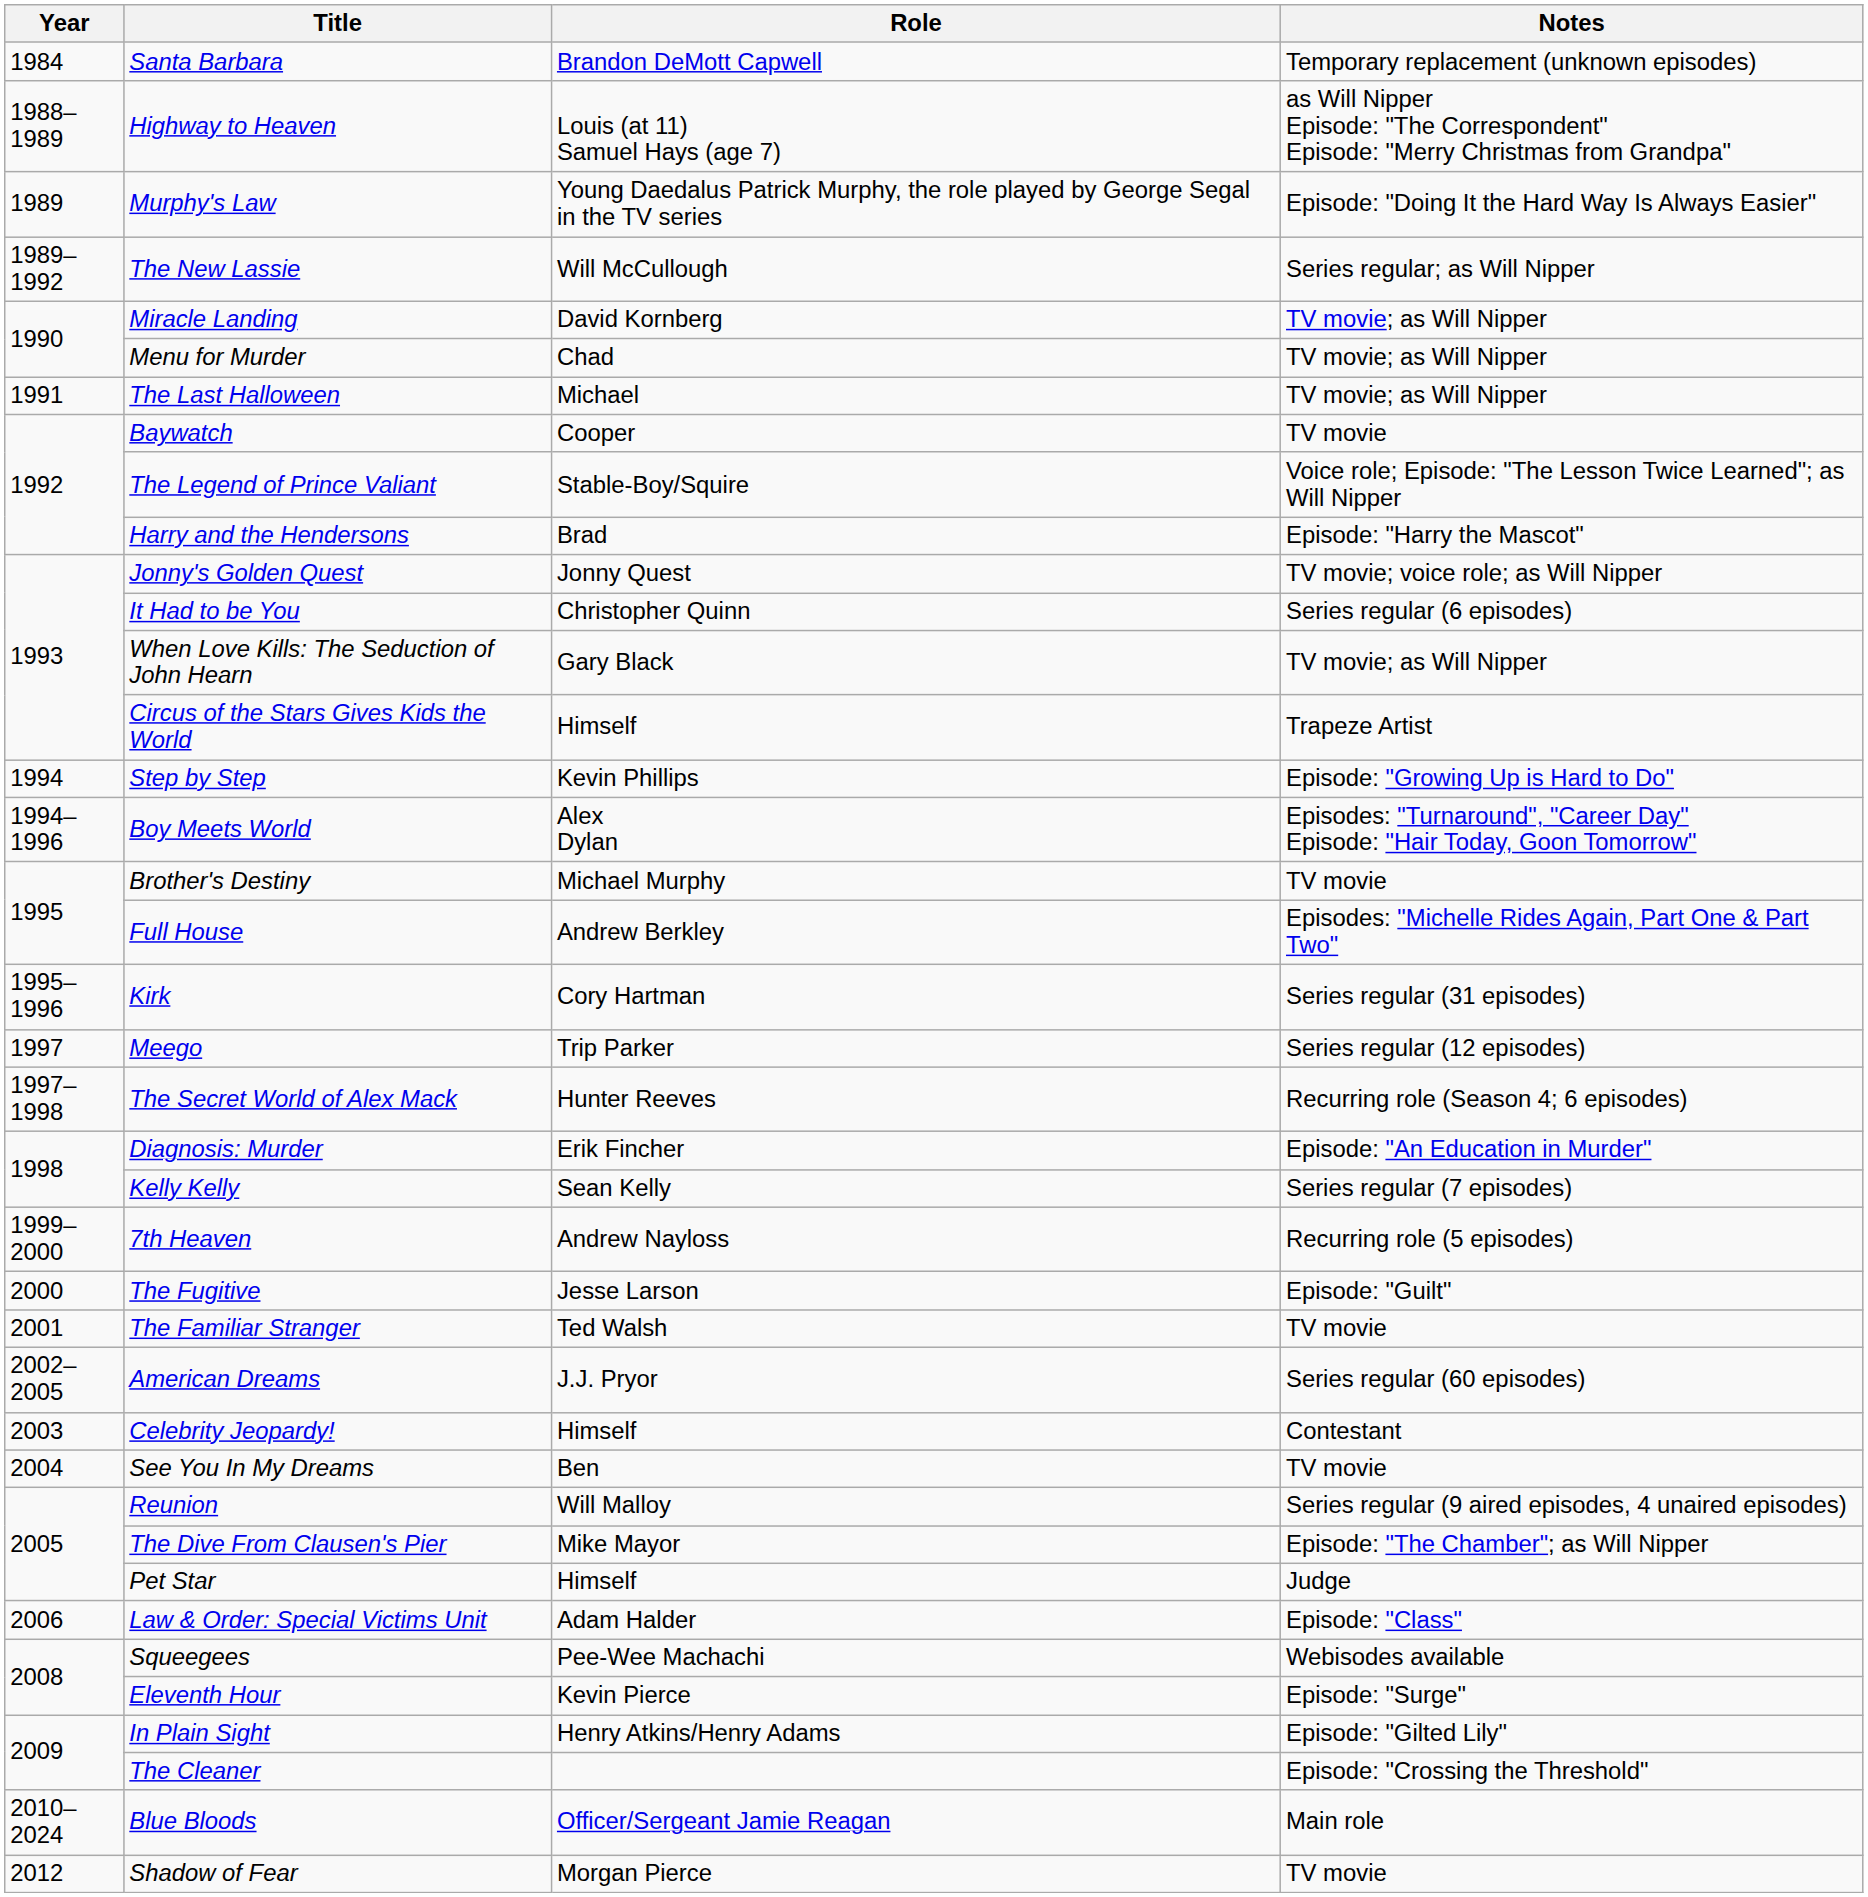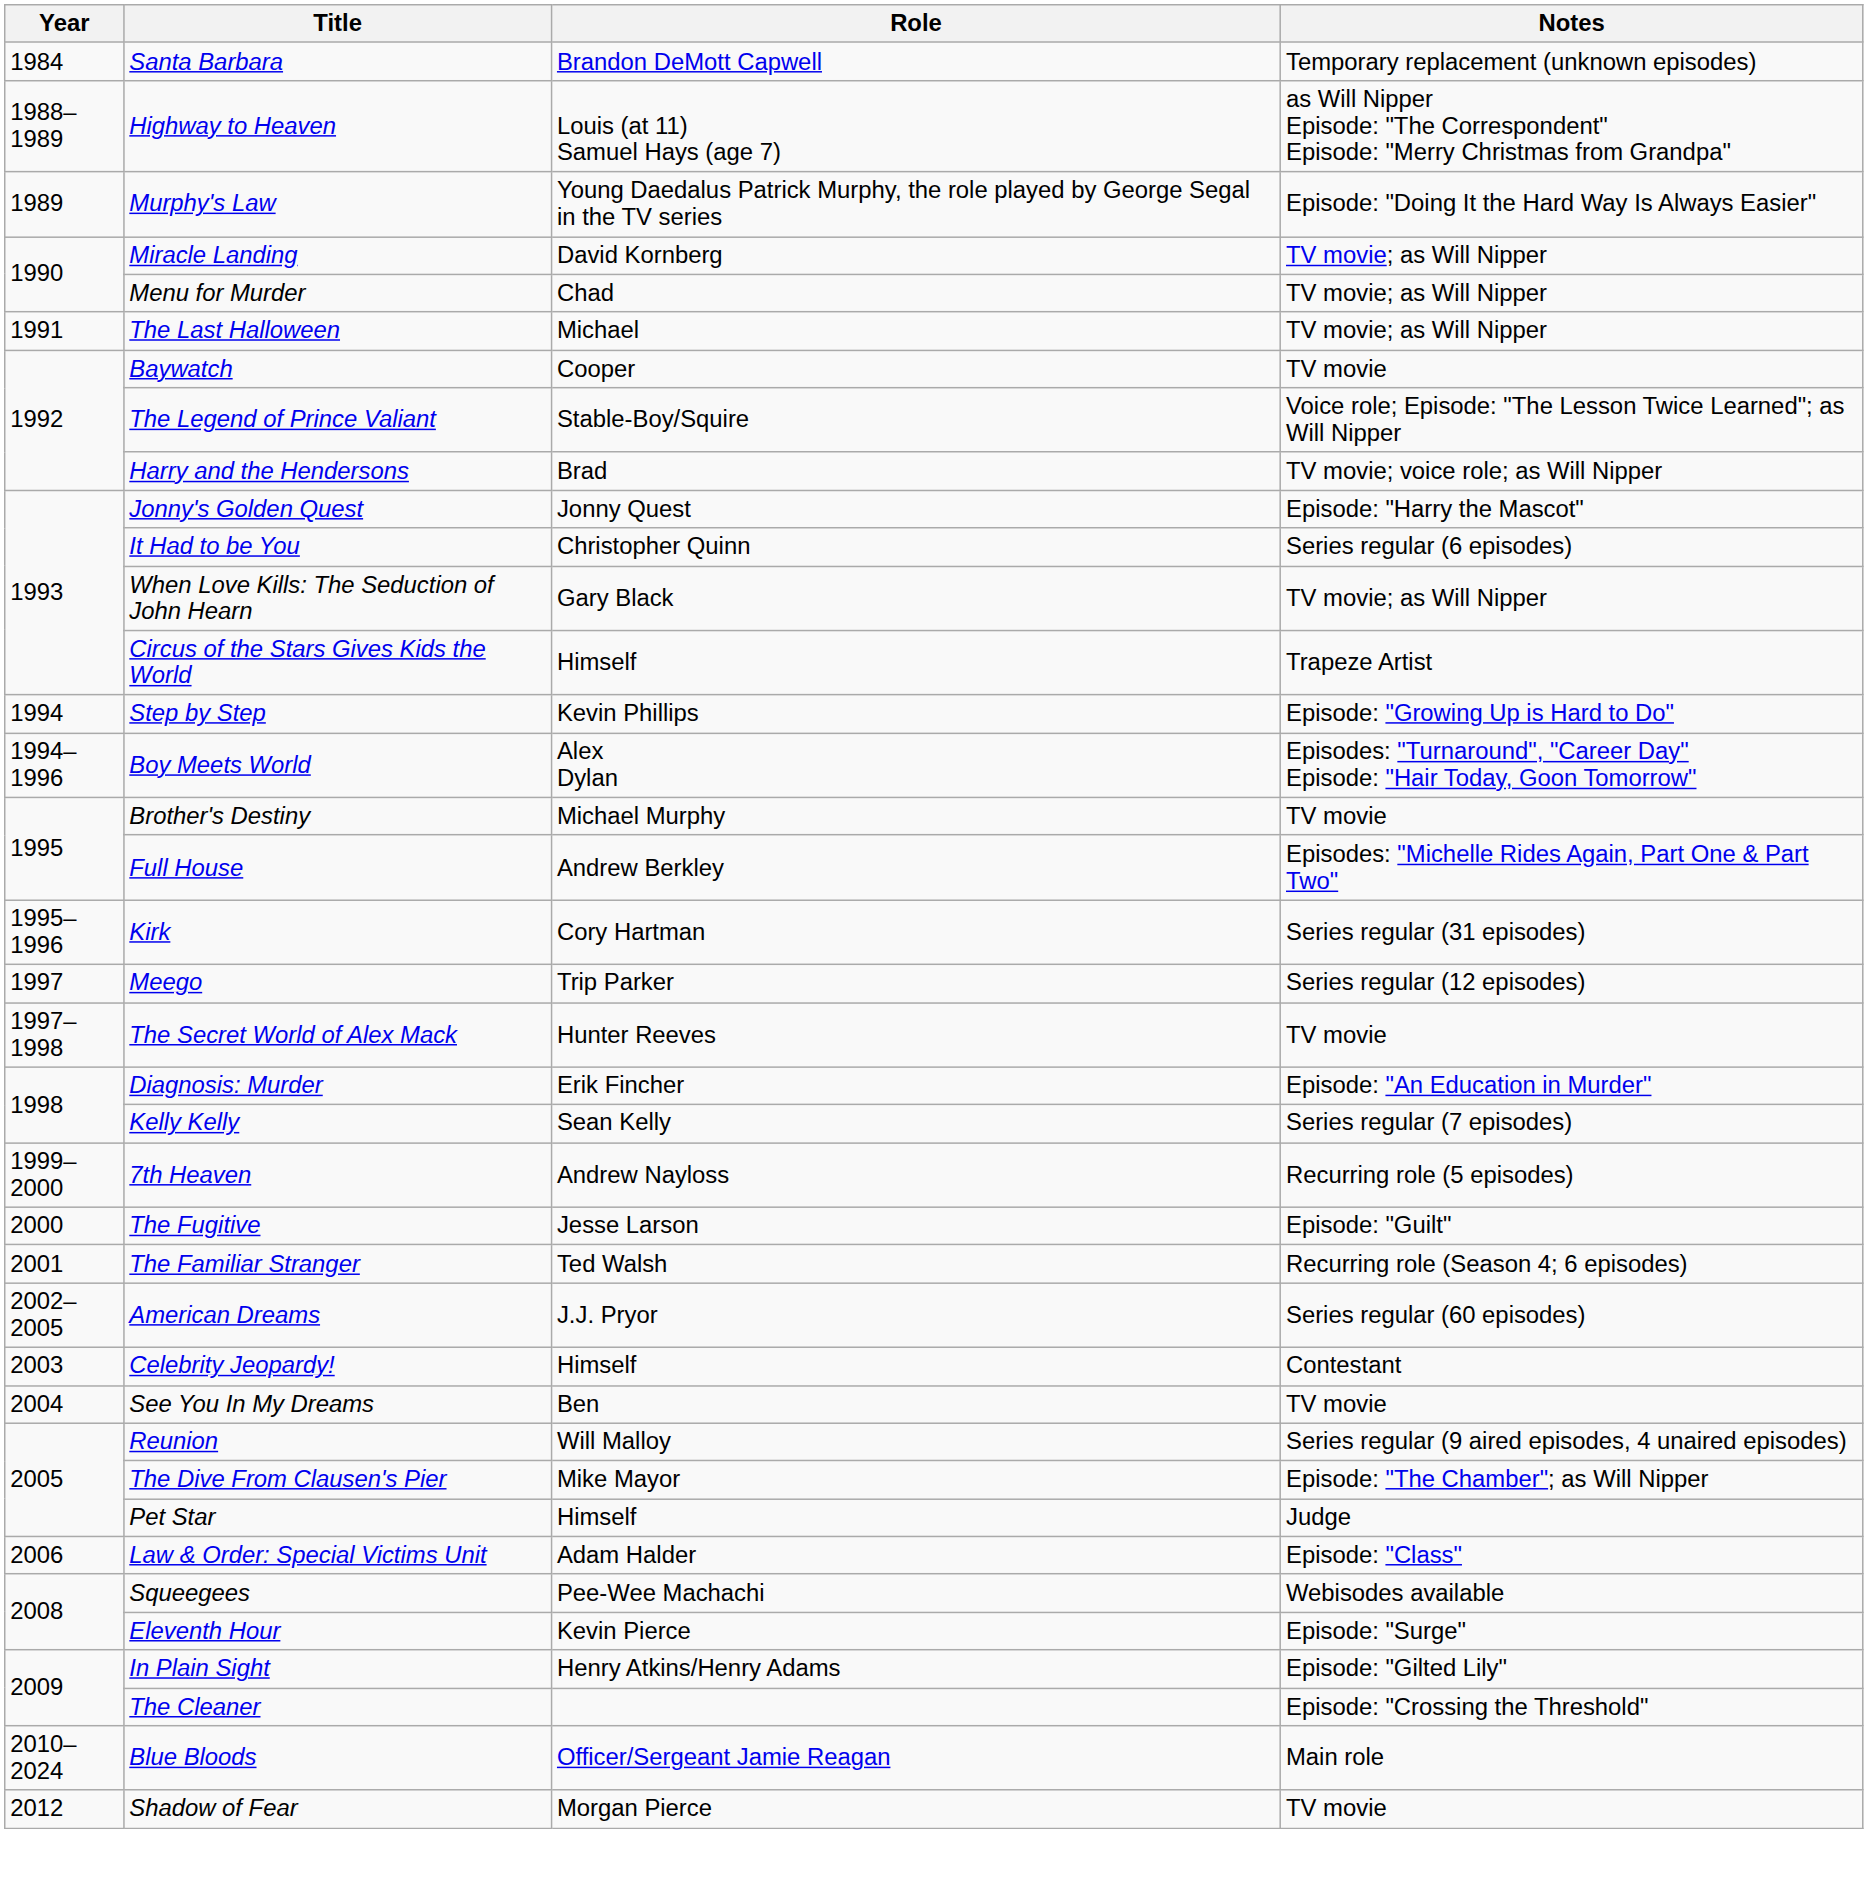- row: (215, 268)
(1435, 535) Episode: "Harry the Mascot" -> (1474, 470) TV movie; voice role; as Will Nipper
(1474, 573) TV movie; voice role; as Will Nipper -> (1435, 508) Episode: "Harry the Mascot"
(1487, 1098) Recurring role (Season 4; 6 episodes) -> (1336, 1034) TV movie
(1336, 1328) TV movie -> (1487, 1263) Recurring role (Season 4; 6 episodes)
